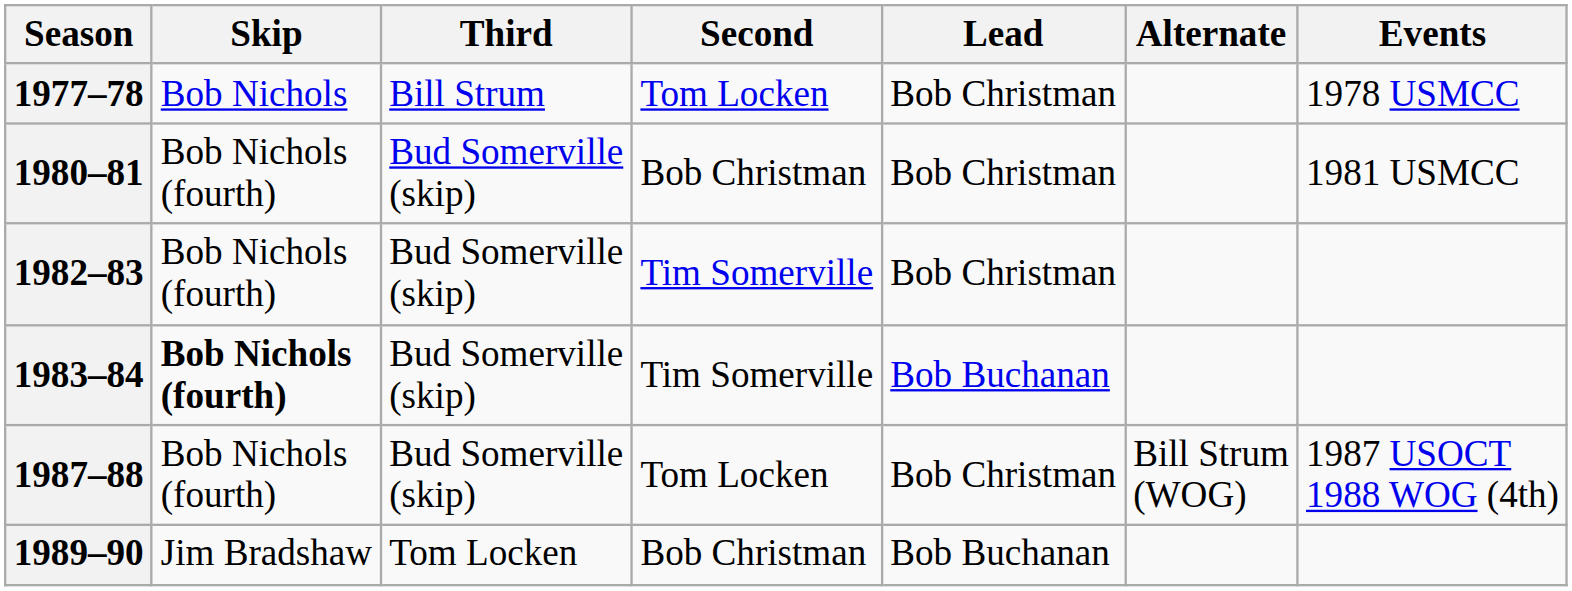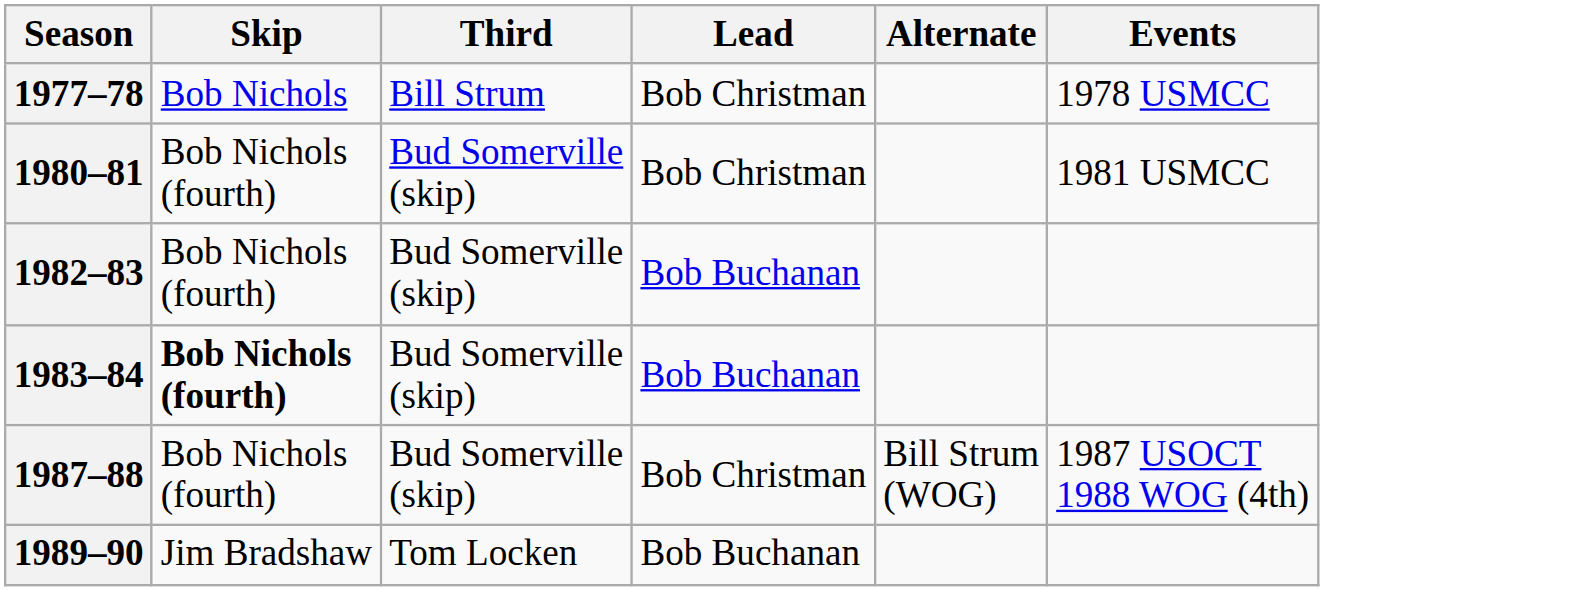- column: (757, 33)
(1003, 273) Bob Christman -> (750, 273) Bob Buchanan
